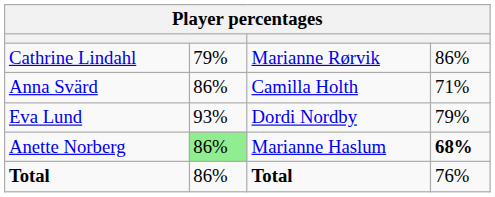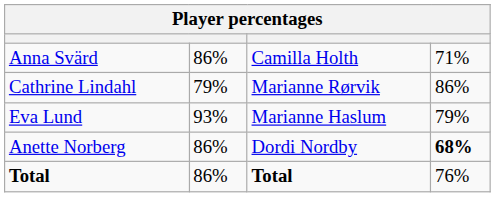rows swapped: (53, 87) <-> (73, 57)
(304, 117) Dordi Nordby -> (319, 117) Marianne Haslum
(210, 146) lightgreen background -> (210, 146) no background
(319, 146) Marianne Haslum -> (304, 146) Dordi Nordby
